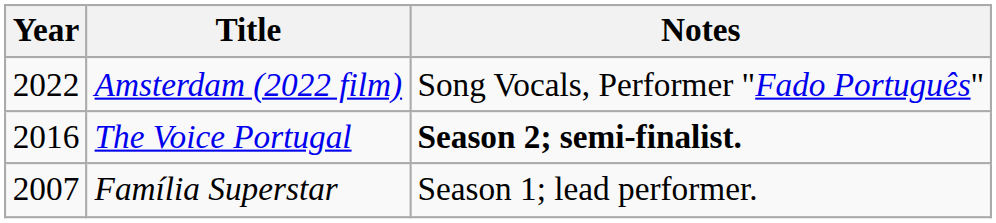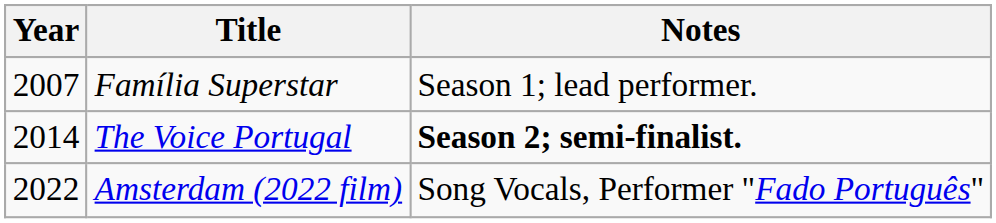rows swapped: (216, 189) <-> (248, 83)
(46, 136) 2016 -> (46, 136) 2014
